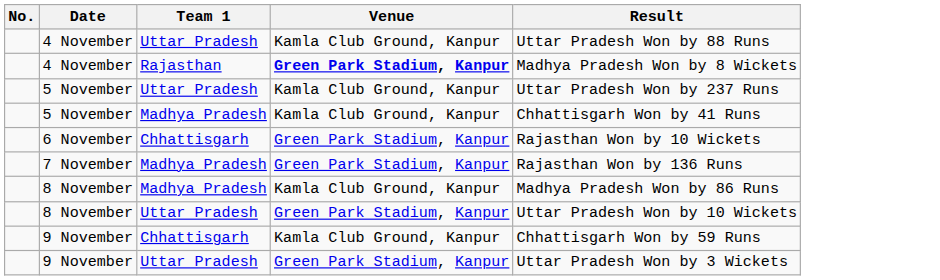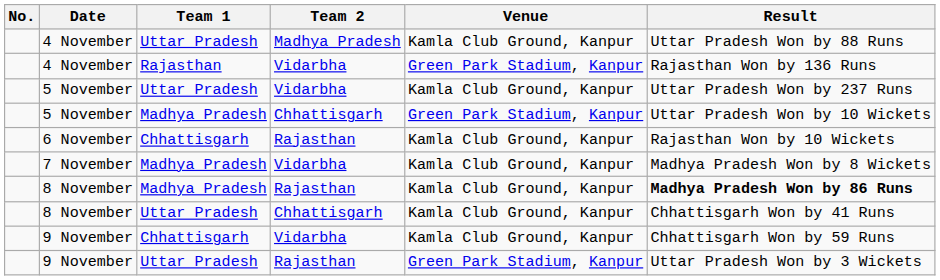+ column: (337, 17)
(392, 66) bold -> (526, 66) normal
(657, 66) Madhya Pradesh Won by 8 Wickets -> (764, 66) Rajasthan Won by 136 Runs
(387, 115) Kamla Club Ground, Kanpur -> (526, 115) Green Park Stadium, Kanpur
(639, 115) Chhattisgarh Won by 41 Runs -> (791, 115) Uttar Pradesh Won by 10 Wickets
(392, 140) Green Park Stadium, Kanpur -> (521, 140) Kamla Club Ground, Kanpur
(392, 164) Green Park Stadium, Kanpur -> (521, 164) Kamla Club Ground, Kanpur
(630, 164) Rajasthan Won by 136 Runs -> (791, 164) Madhya Pradesh Won by 8 Wickets
(648, 189) normal -> (782, 189) bold
(392, 213) Green Park Stadium, Kanpur -> (521, 213) Kamla Club Ground, Kanpur
(657, 213) Uttar Pradesh Won by 10 Wickets -> (773, 213) Chhattisgarh Won by 41 Runs
